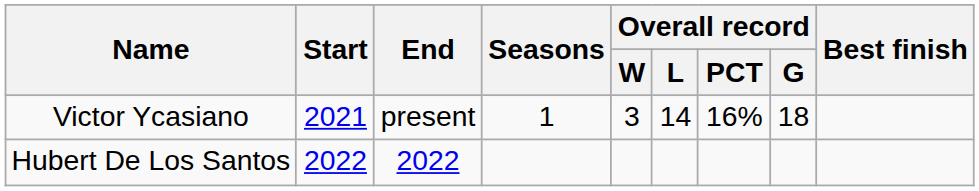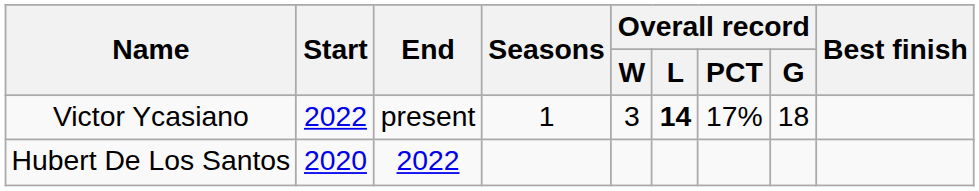(335, 116) 2021 -> (335, 116) 2022
(675, 116) normal -> (675, 116) bold
(734, 116) 16% -> (734, 116) 17%
(335, 161) 2022 -> (335, 161) 2020
